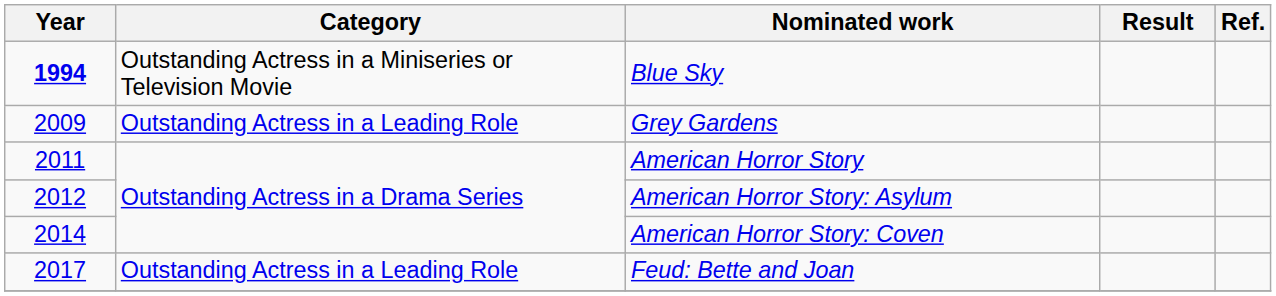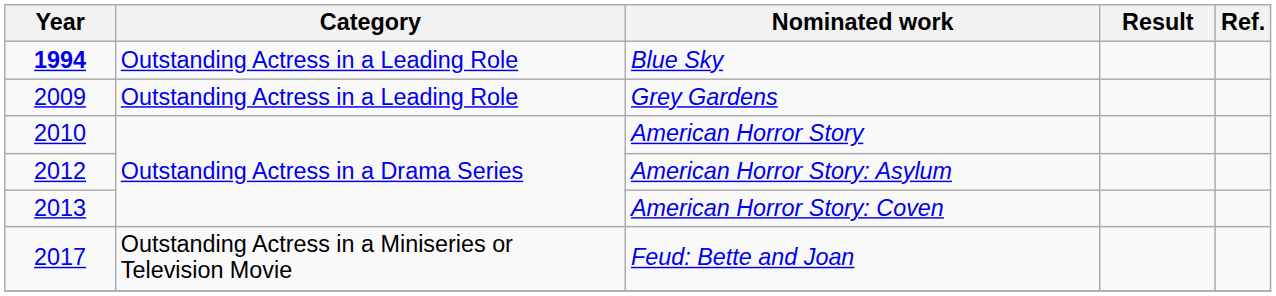(317, 73) Outstanding Actress in a Miniseries or Television Movie -> (319, 60) Outstanding Actress in a Leading Role
(60, 160) 2011 -> (60, 134) 2010
(60, 234) 2014 -> (60, 208) 2013
(319, 271) Outstanding Actress in a Leading Role -> (317, 258) Outstanding Actress in a Miniseries or Television Movie
